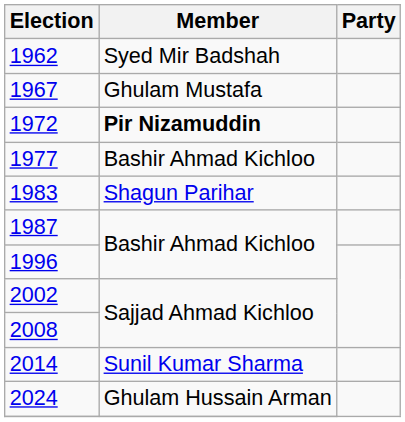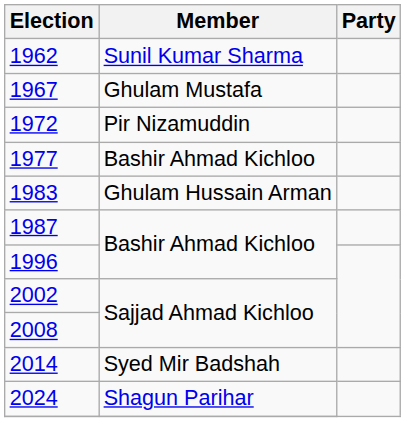(192, 55) Syed Mir Badshah -> (203, 55) Sunil Kumar Sharma
(182, 124) bold -> (177, 124) normal
(179, 192) Shagun Parihar -> (218, 192) Ghulam Hussain Arman
(203, 364) Sunil Kumar Sharma -> (192, 364) Syed Mir Badshah
(218, 398) Ghulam Hussain Arman -> (179, 398) Shagun Parihar
